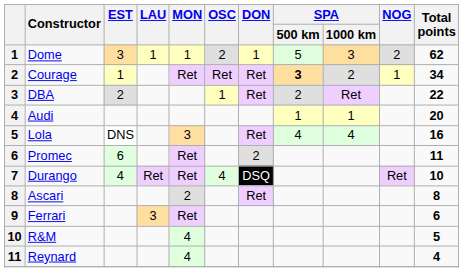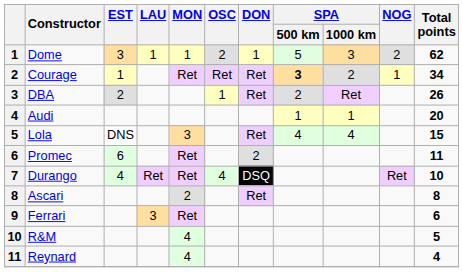(437, 95) 22 -> (437, 95) 26
(437, 135) 16 -> (437, 135) 15
